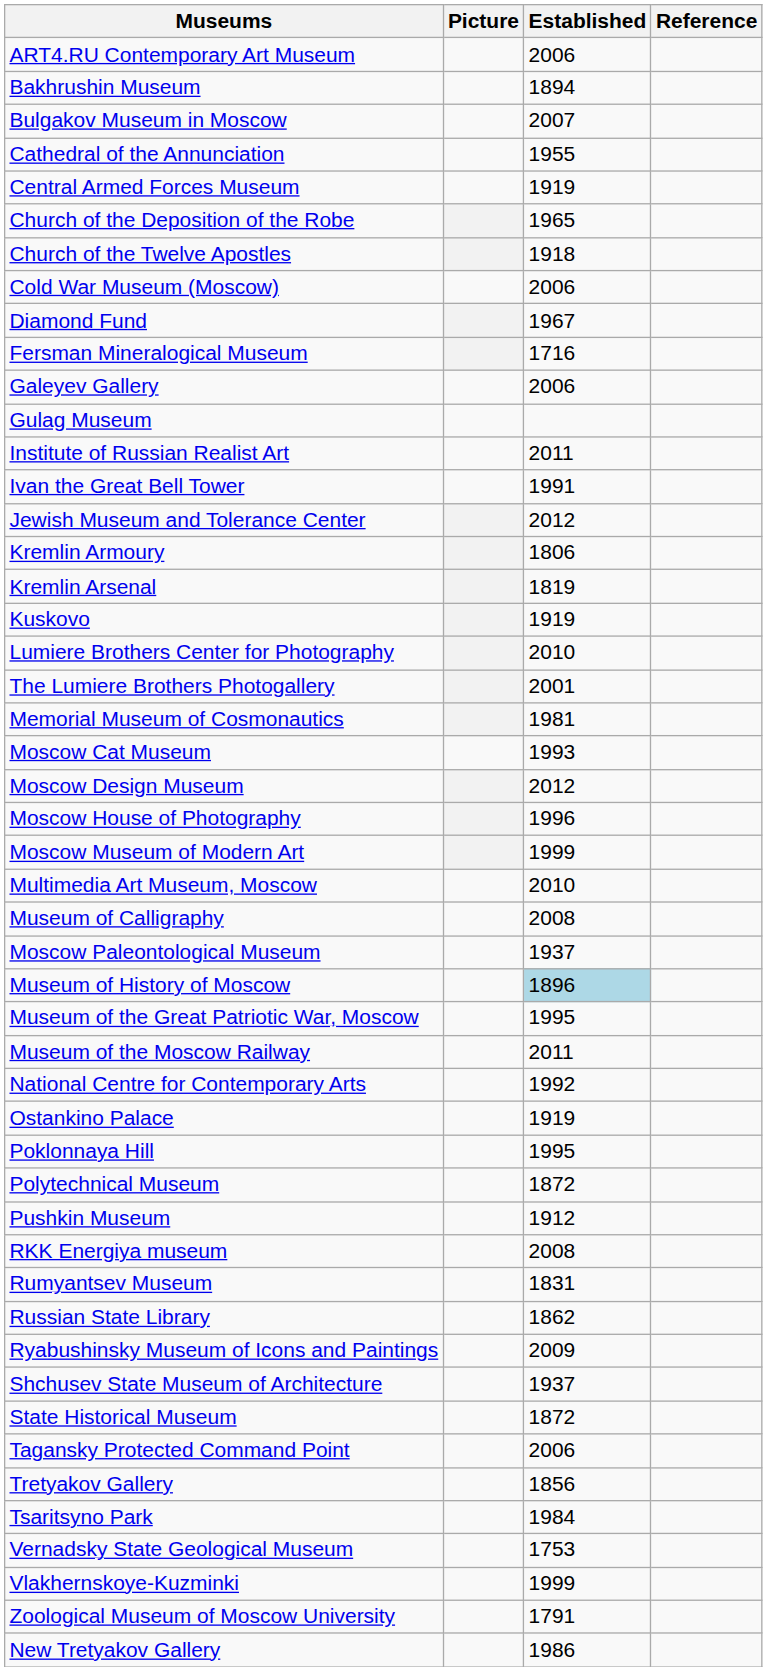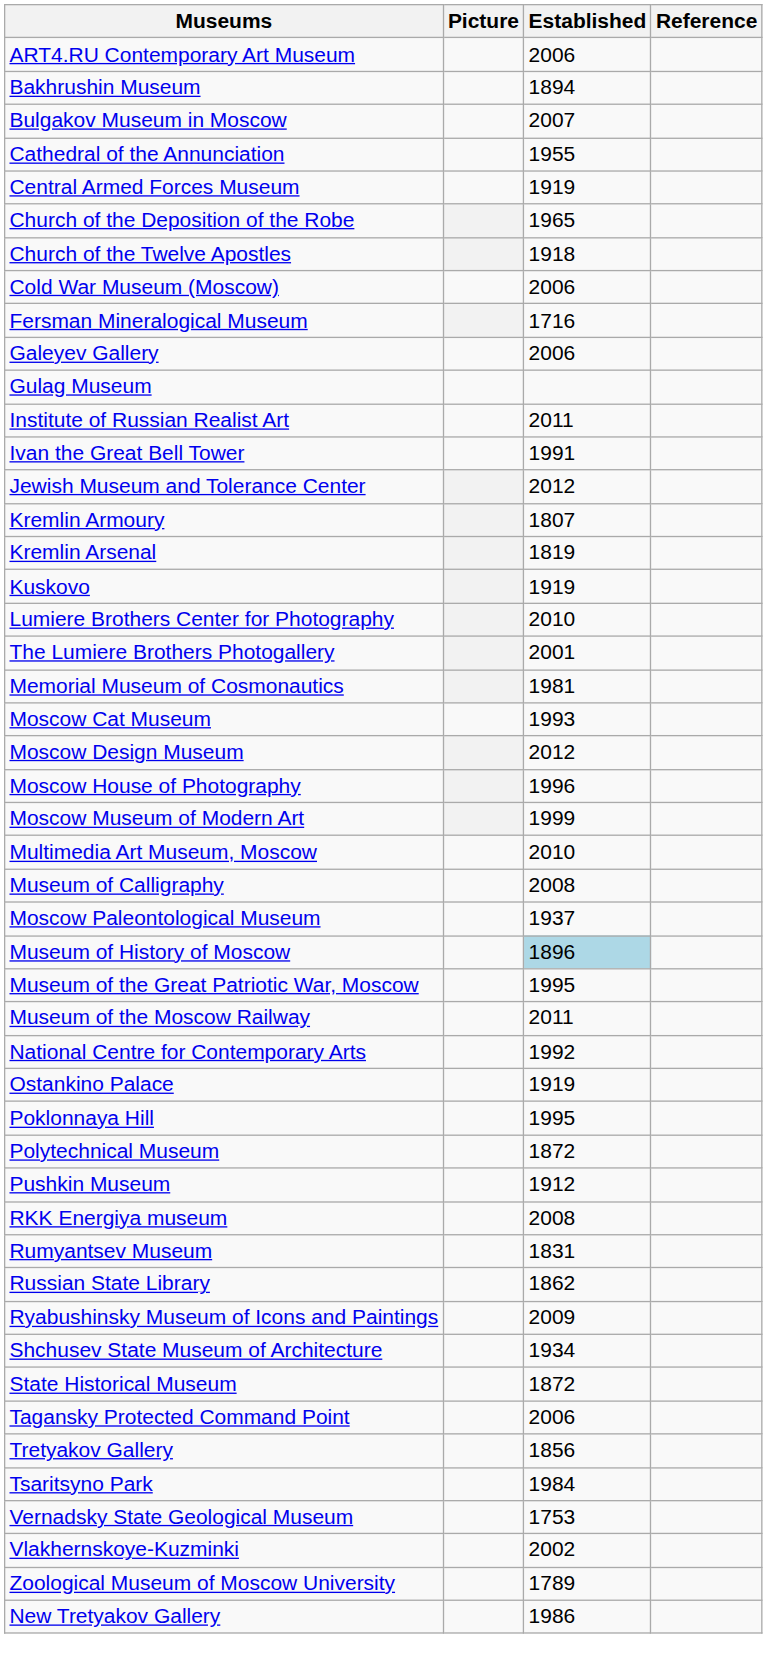- row: (78, 320)
(552, 552) 1806 -> (552, 519) 1807
(552, 1384) 1937 -> (552, 1350) 1934
(552, 1583) 1999 -> (552, 1550) 2002
(552, 1616) 1791 -> (552, 1583) 1789
